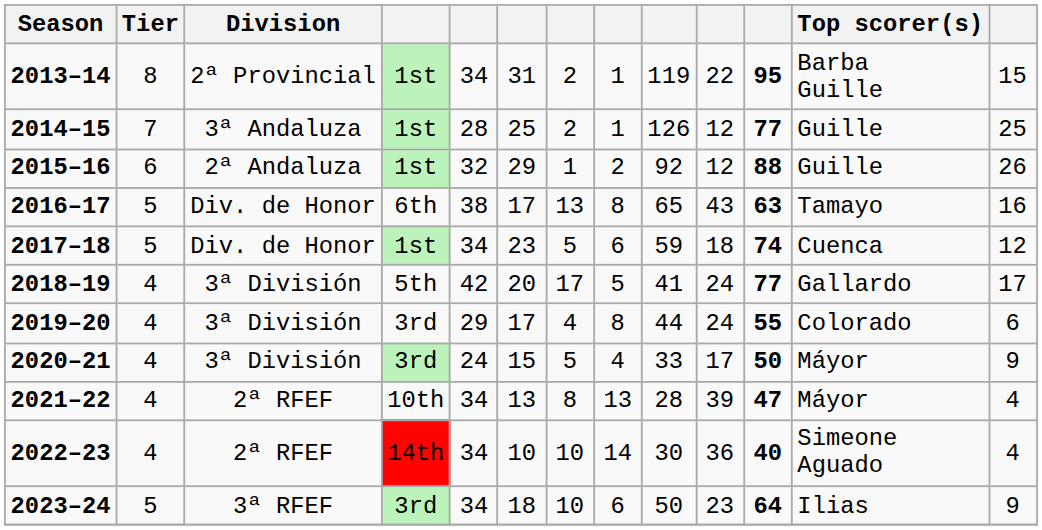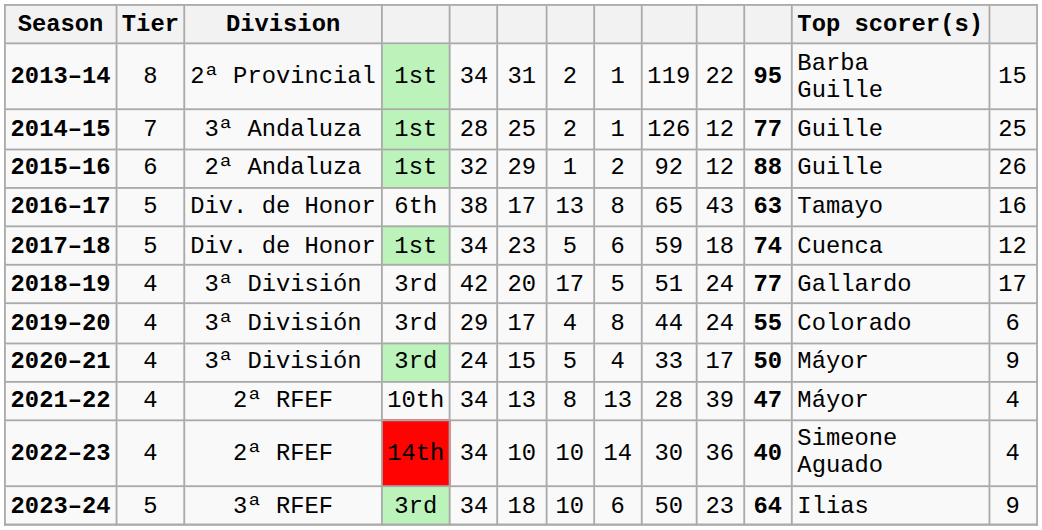(416, 284) 5th -> (416, 284) 3rd
(669, 284) 41 -> (669, 284) 51
